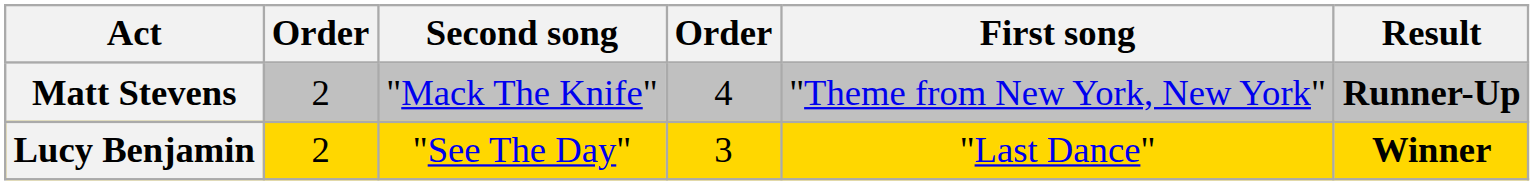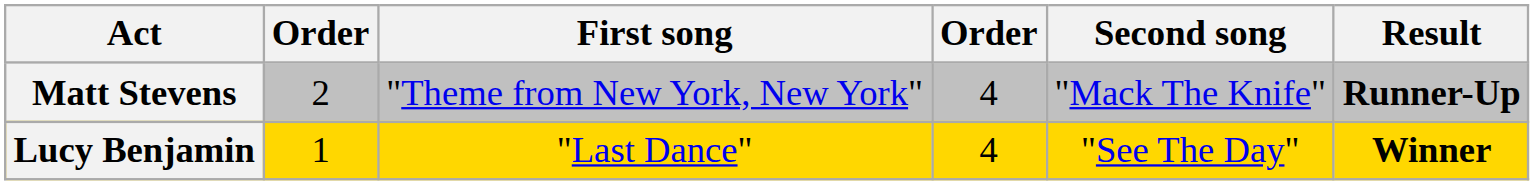columns swapped: (1058, 33) <-> (522, 33)
(321, 149) 2 -> (321, 149) 1
(723, 149) 3 -> (989, 149) 4
